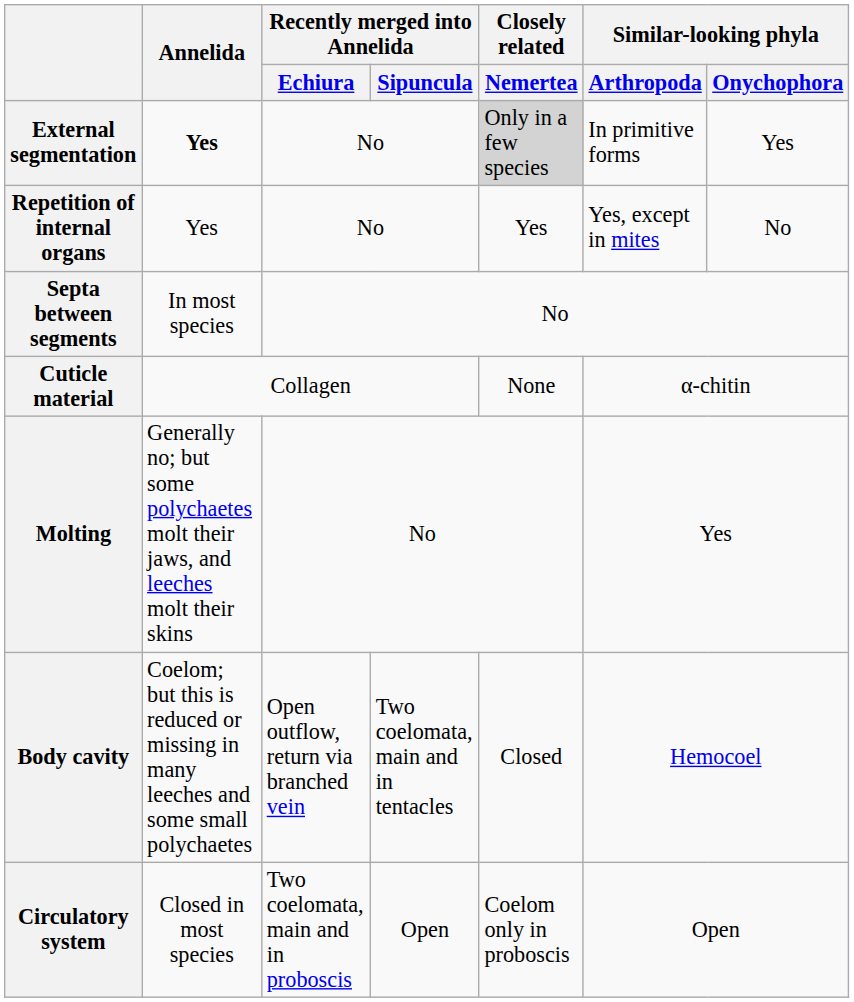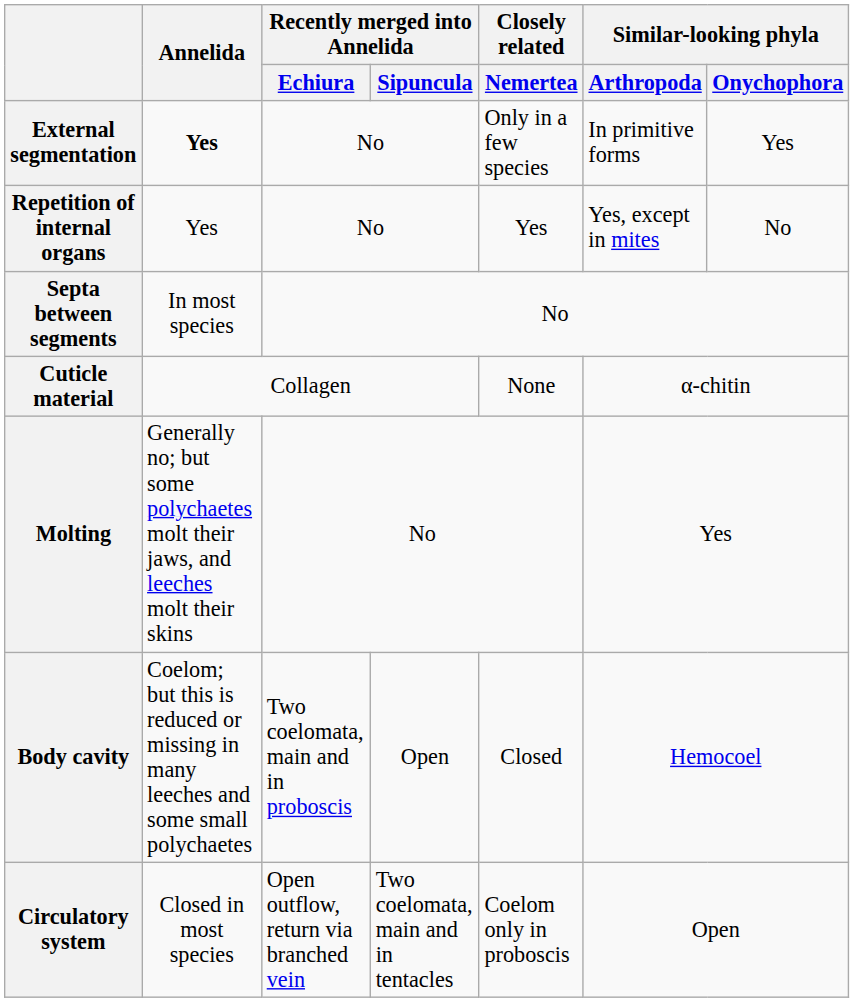(526, 142) lightgrey background -> (526, 142) no background
(310, 756) Open outflow, return via branched vein -> (315, 756) Two coelomata, main and in proboscis
(424, 756) Two coelomata, main and in tentacles -> (425, 756) Open
(315, 929) Two coelomata, main and in proboscis -> (310, 929) Open outflow, return via branched vein
(425, 929) Open -> (424, 929) Two coelomata, main and in tentacles
